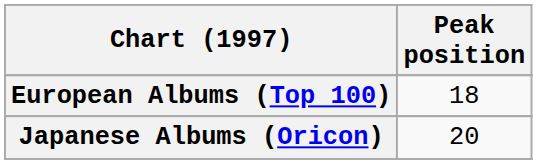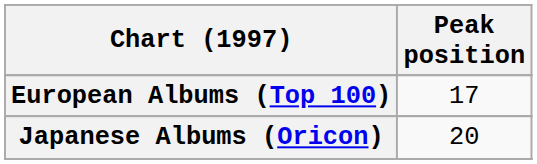(464, 96) 18 -> (464, 96) 17
